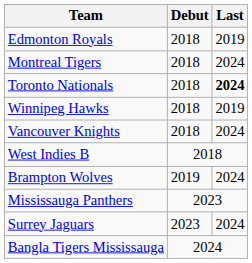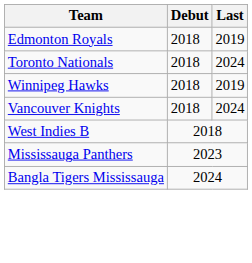- row: (55, 62)
(230, 85) bold -> (230, 62) normal
- row: (60, 177)
- row: (51, 223)
